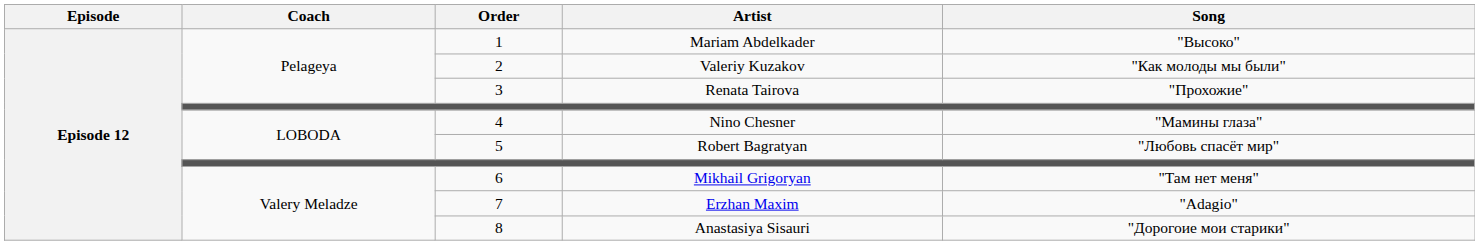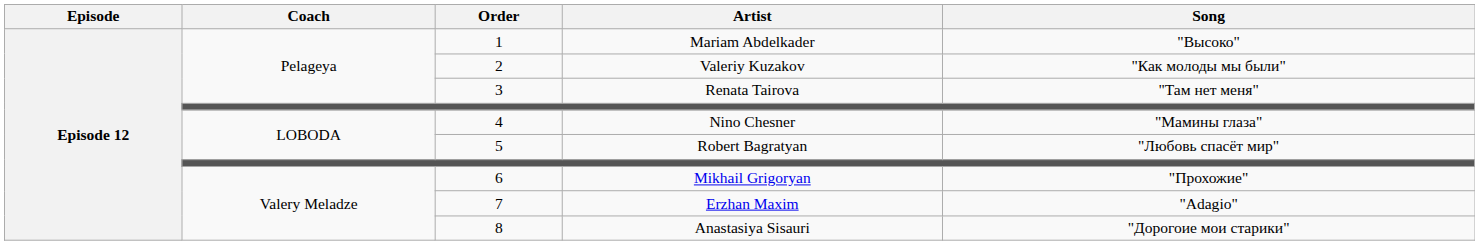(1209, 90) "Прохожие" -> (1209, 90) "Там нет меня"
(1209, 178) "Там нет меня" -> (1209, 178) "Прохожие"
